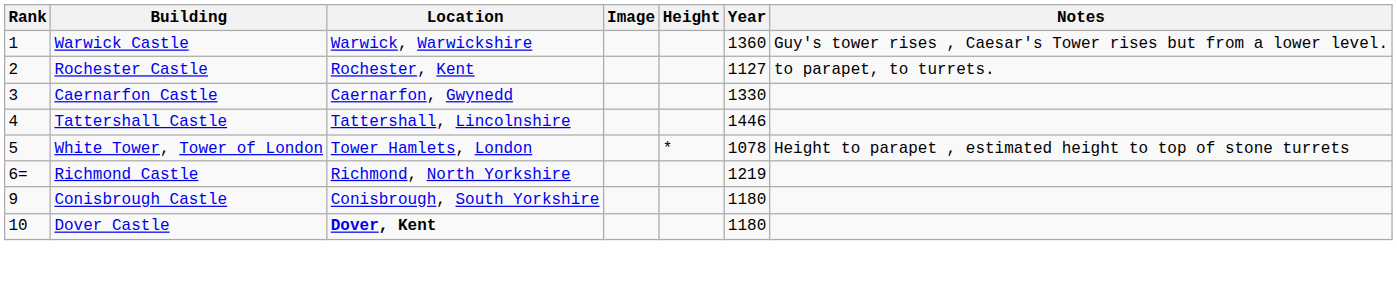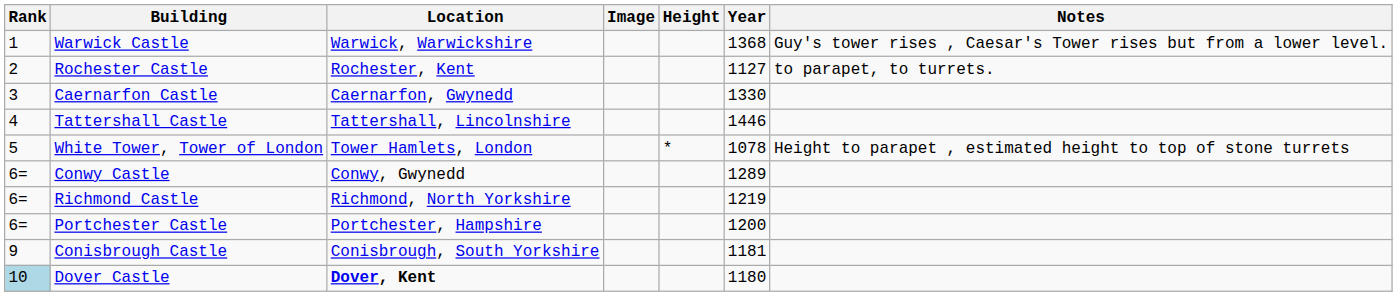(747, 44) 1360 -> (747, 44) 1368
+ row: (112, 174)
+ row: (141, 226)
(747, 200) 1180 -> (747, 252) 1181
(18, 226) no background -> (18, 278) lightblue background
